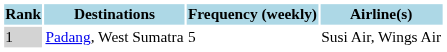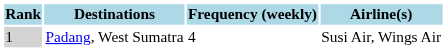(192, 37) 5 -> (192, 37) 4
